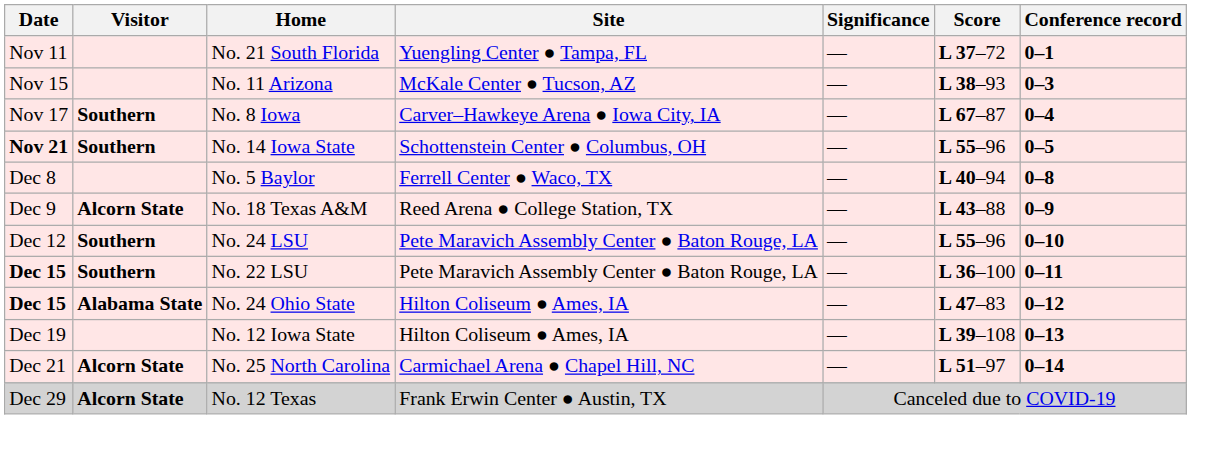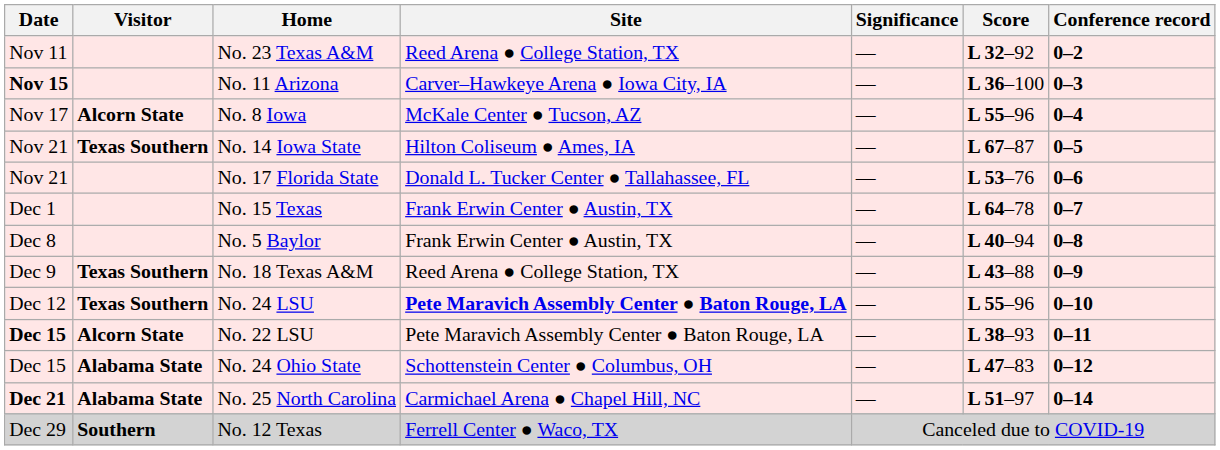- row: (295, 51)
+ row: (295, 51)
(39, 83) normal -> (39, 83) bold
(517, 83) McKale Center ● Tucson, AZ -> (566, 83) Carver–Hawkeye Arena ● Iowa City, IA
(972, 83) L 38–93 -> (1006, 83) L 36–100
(116, 114) Southern -> (130, 114) Alcorn State
(560, 114) Carver–Hawkeye Arena ● Iowa City, IA -> (523, 114) McKale Center ● Tucson, AZ
(972, 114) L 67–87 -> (1001, 114) L 55–96
(39, 146) bold -> (39, 146) normal
(116, 146) Southern -> (143, 146) Texas Southern
(553, 146) Schottenstein Center ● Columbus, OH -> (520, 146) Hilton Coliseum ● Ames, IA
(972, 146) L 55–96 -> (1001, 146) L 67–87
+ row: (298, 177)
+ row: (270, 209)
(506, 177) Ferrell Center ● Waco, TX -> (539, 240) Frank Erwin Center ● Austin, TX
(130, 209) Alcorn State -> (143, 271) Texas Southern
(116, 240) Southern -> (143, 303) Texas Southern
(609, 240) normal -> (626, 303) bold
(116, 271) Southern -> (130, 334) Alcorn State
(977, 271) L 36–100 -> (1001, 334) L 38–93
(38, 303) bold -> (38, 366) normal
(514, 303) Hilton Coliseum ● Ames, IA -> (559, 366) Schottenstein Center ● Columbus, OH
- row: (283, 334)
(38, 366) normal -> (38, 397) bold
(130, 366) Alcorn State -> (140, 397) Alabama State
(130, 397) Alcorn State -> (116, 429) Southern
(533, 397) Frank Erwin Center ● Austin, TX -> (512, 429) Ferrell Center ● Waco, TX
